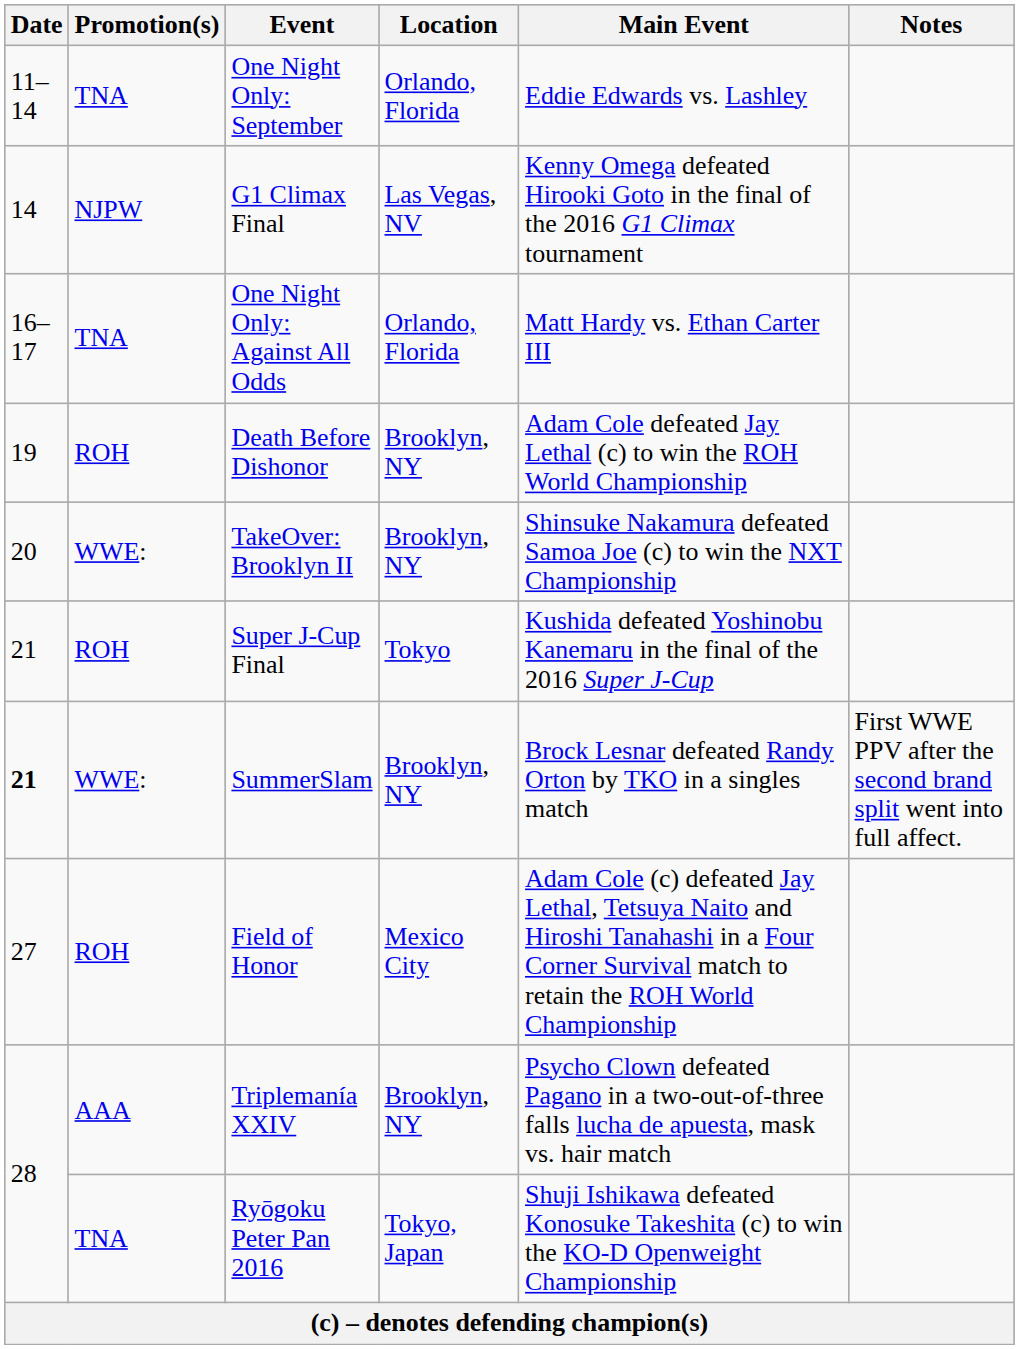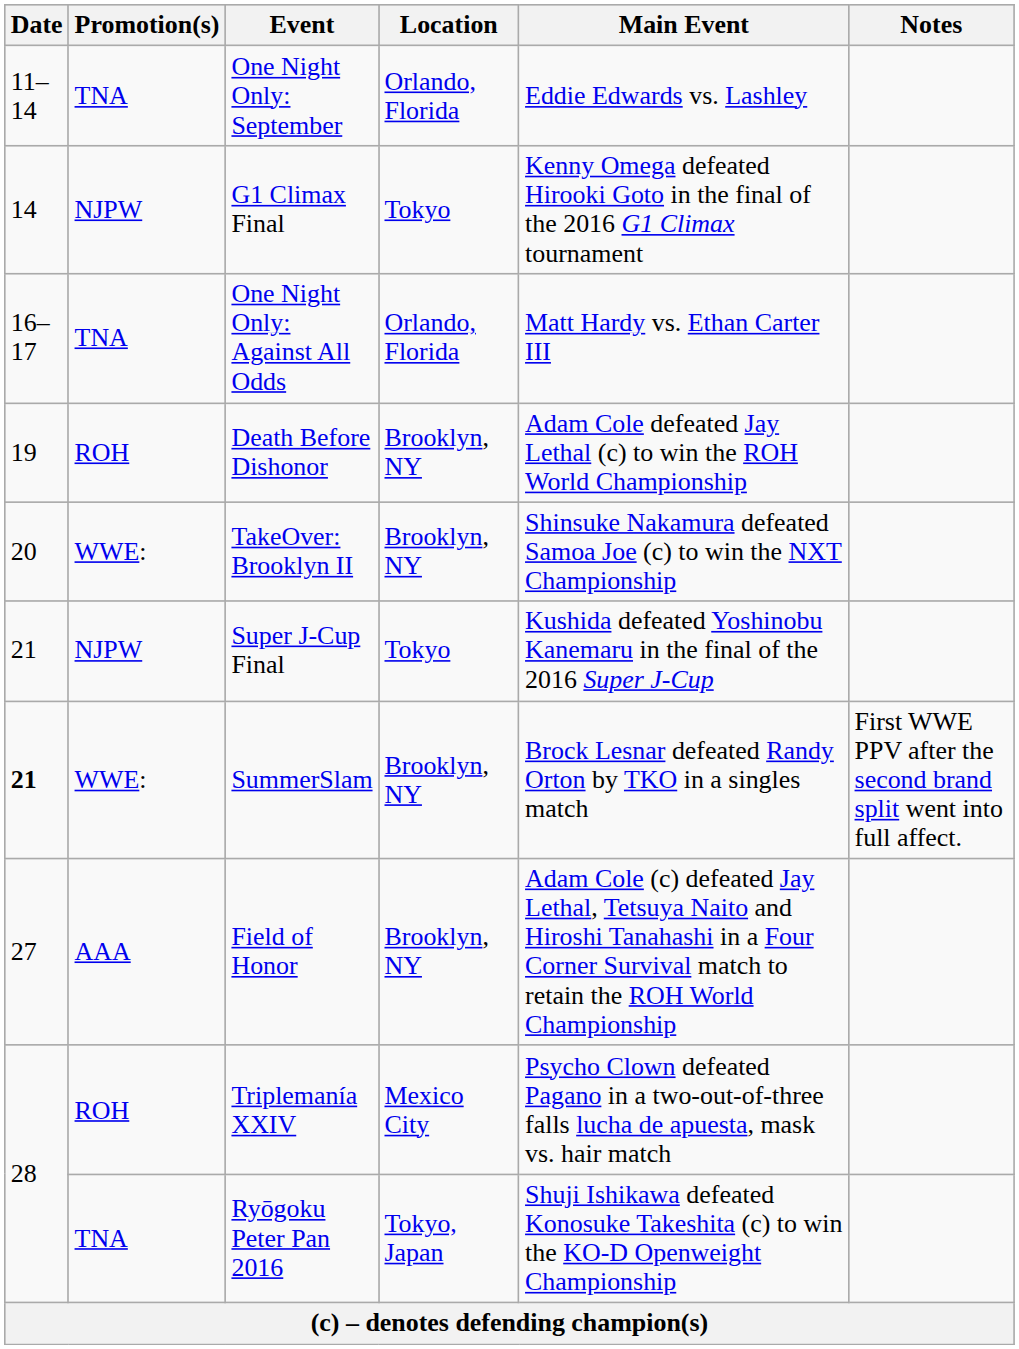(440, 209) Las Vegas, NV -> (417, 209) Tokyo
(102, 650) ROH -> (108, 650) NJPW
(102, 951) ROH -> (103, 951) AAA
(424, 951) Mexico City -> (437, 951) Brooklyn, NY
(103, 1109) AAA -> (102, 1109) ROH
(437, 1109) Brooklyn, NY -> (424, 1109) Mexico City
